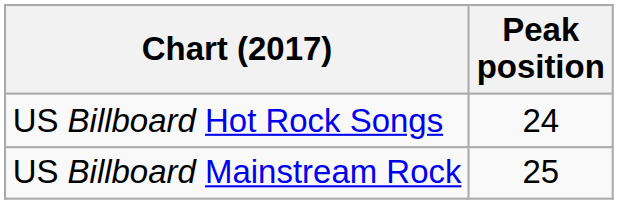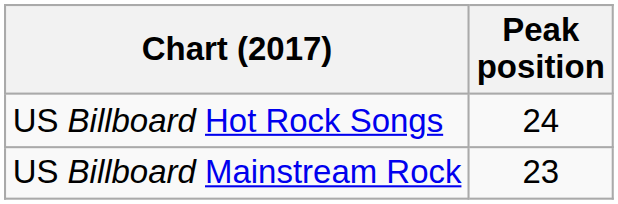(541, 172) 25 -> (541, 172) 23
